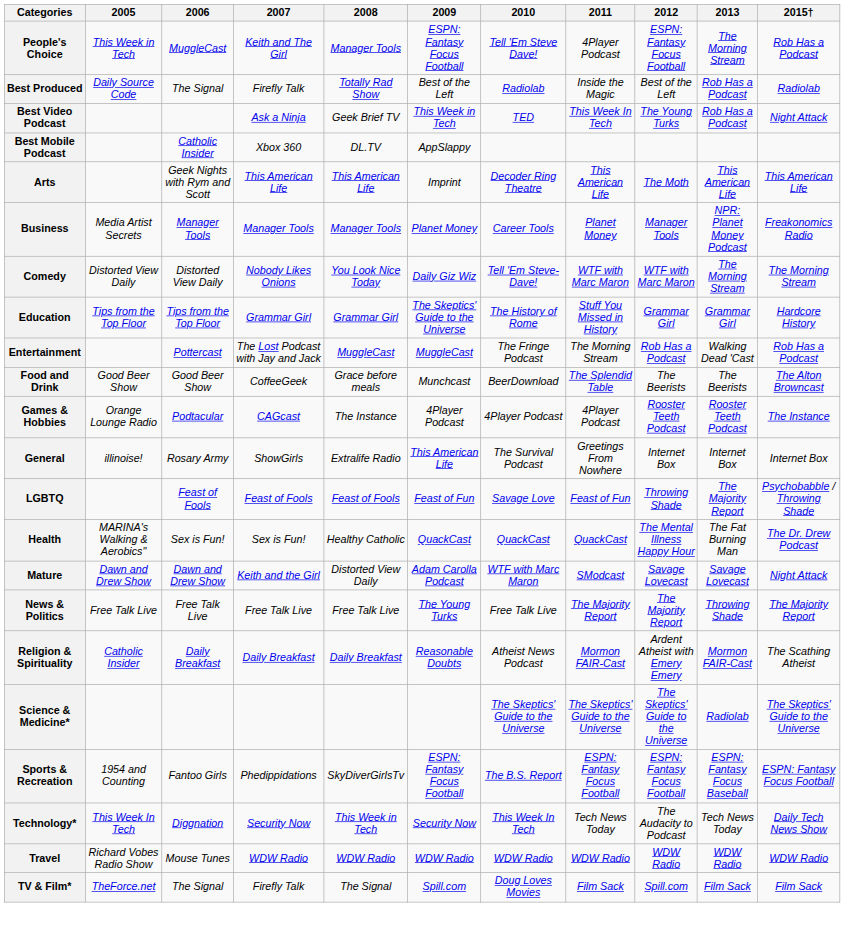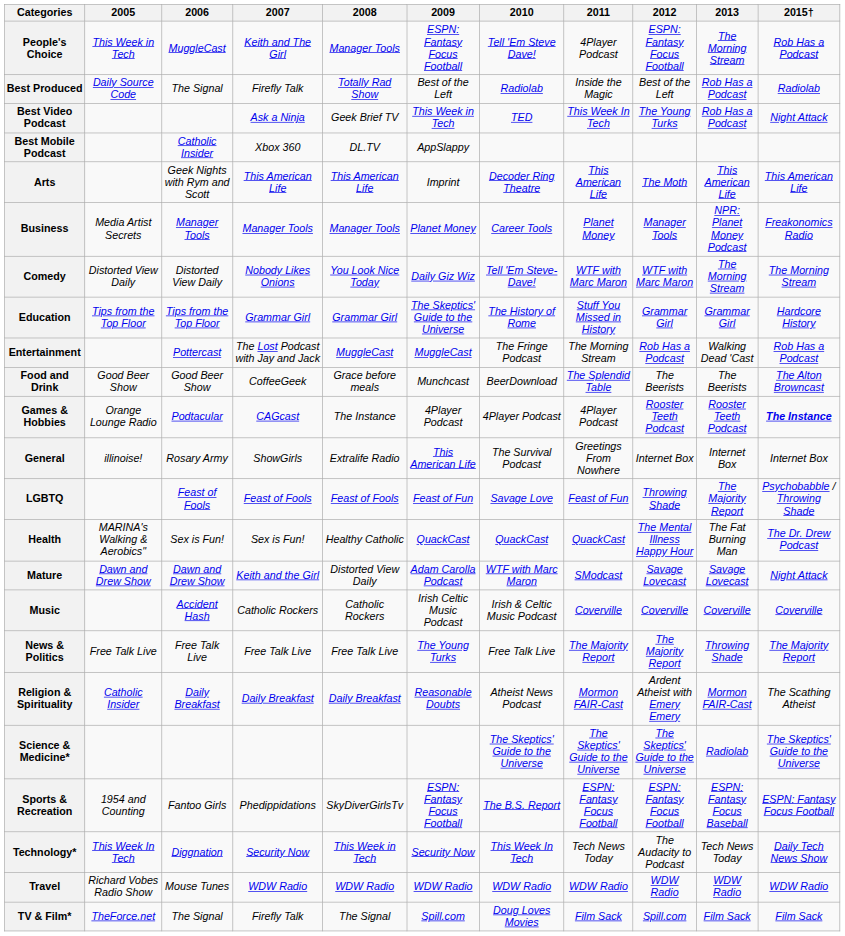(799, 417) normal -> (799, 417) bold
+ row: (45, 610)
